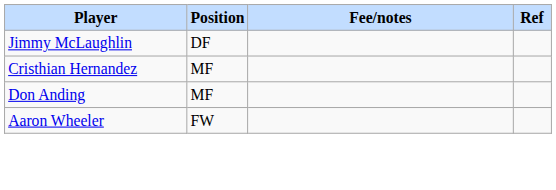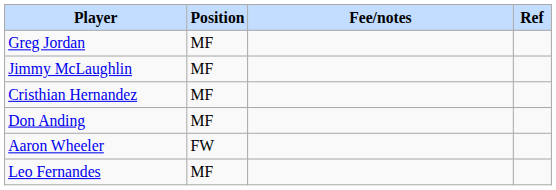+ row: (47, 43)
(201, 43) DF -> (202, 69) MF
+ row: (54, 172)
